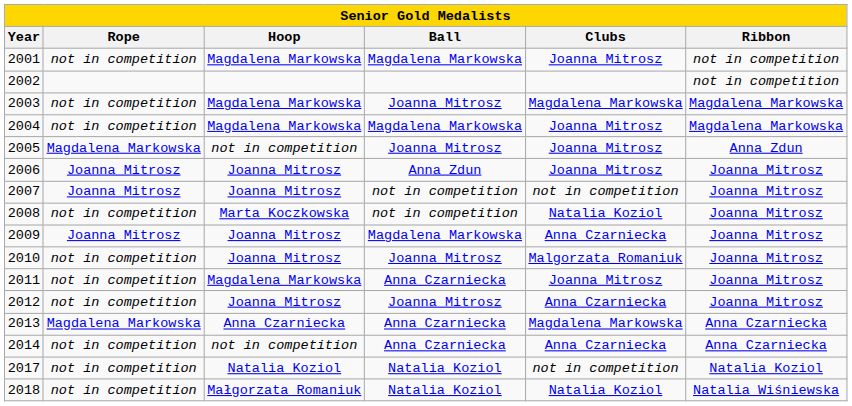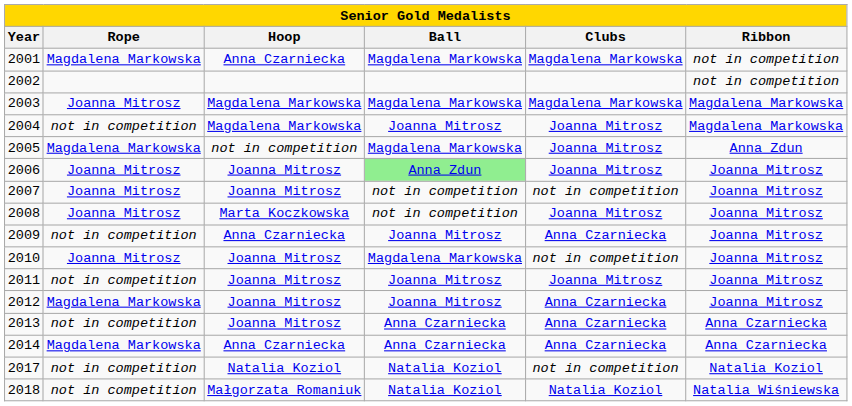(124, 60) not in competition -> (124, 60) Magdalena Markowska
(284, 60) Magdalena Markowska -> (284, 60) Anna Czarniecka
(606, 60) Joanna Mitrosz -> (606, 60) Magdalena Markowska
(124, 104) not in competition -> (124, 104) Joanna Mitrosz
(445, 104) Joanna Mitrosz -> (445, 104) Magdalena Markowska
(445, 126) Magdalena Markowska -> (445, 126) Joanna Mitrosz
(445, 148) Joanna Mitrosz -> (445, 148) Magdalena Markowska
(445, 170) no background -> (445, 170) lightgreen background
(124, 214) not in competition -> (124, 214) Joanna Mitrosz
(606, 214) Natalia Koziol -> (606, 214) Joanna Mitrosz
(124, 236) Joanna Mitrosz -> (124, 236) not in competition
(284, 236) Joanna Mitrosz -> (284, 236) Anna Czarniecka
(445, 236) Magdalena Markowska -> (445, 236) Joanna Mitrosz
(124, 258) not in competition -> (124, 258) Joanna Mitrosz
(445, 258) Joanna Mitrosz -> (445, 258) Magdalena Markowska
(606, 258) Malgorzata Romaniuk -> (606, 258) not in competition
(284, 280) Magdalena Markowska -> (284, 280) Joanna Mitrosz
(445, 280) Anna Czarniecka -> (445, 280) Joanna Mitrosz
(124, 302) not in competition -> (124, 302) Magdalena Markowska
(124, 324) Magdalena Markowska -> (124, 324) not in competition
(284, 324) Anna Czarniecka -> (284, 324) Joanna Mitrosz
(606, 324) Magdalena Markowska -> (606, 324) Anna Czarniecka
(124, 346) not in competition -> (124, 346) Magdalena Markowska
(284, 346) not in competition -> (284, 346) Anna Czarniecka
